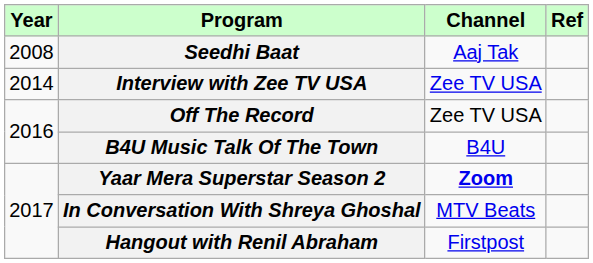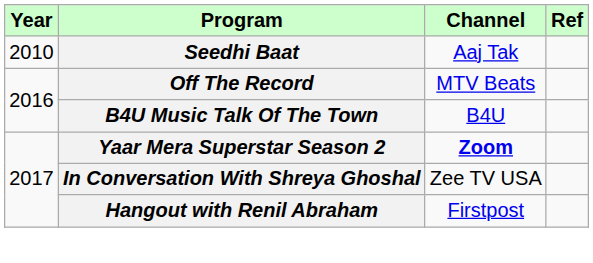(31, 52) 2008 -> (31, 52) 2010
- row: (242, 83)
(486, 115) Zee TV USA -> (486, 83) MTV Beats
(486, 210) MTV Beats -> (486, 178) Zee TV USA
